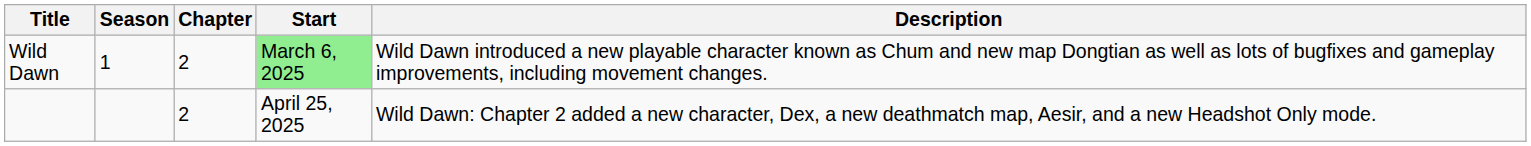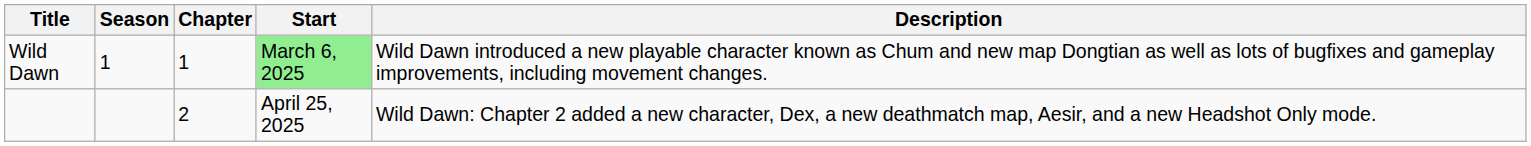(184, 61) 2 -> (184, 61) 1
